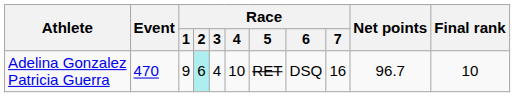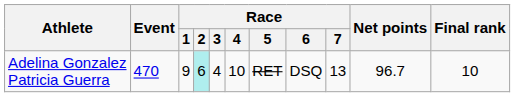(338, 72) 16 -> (338, 72) 13
